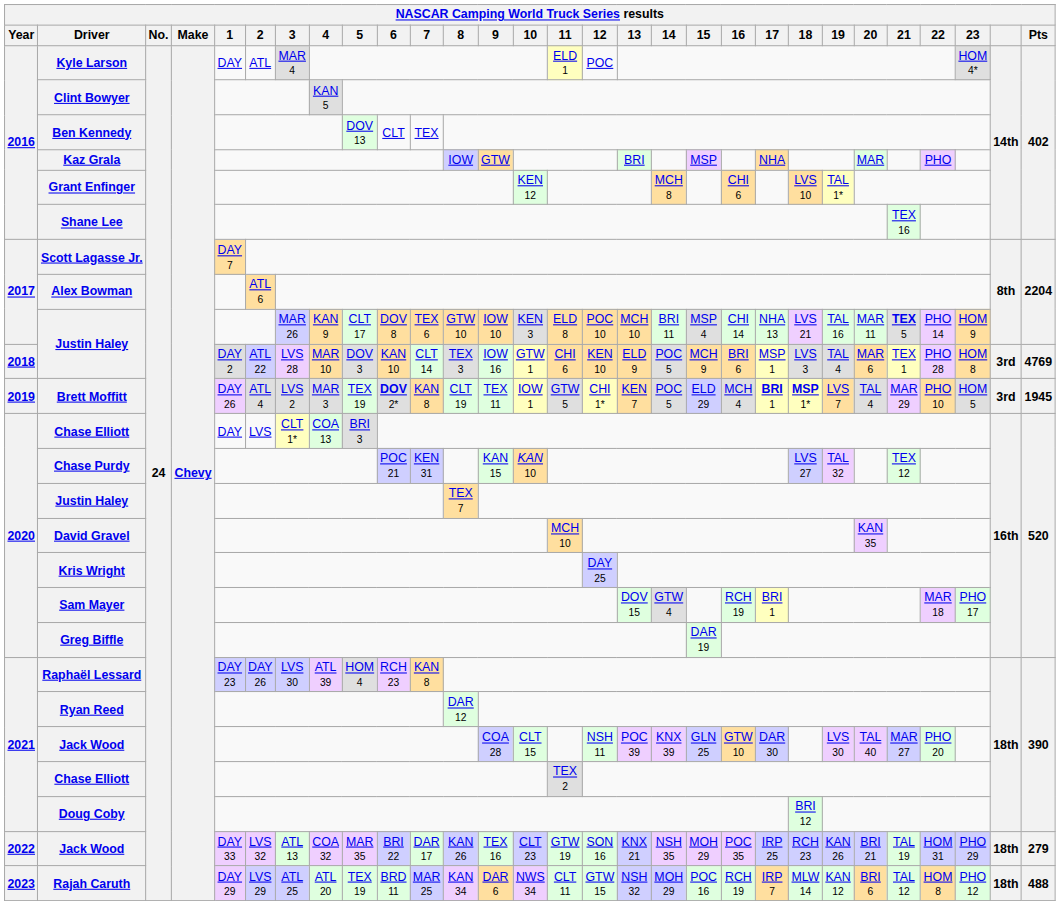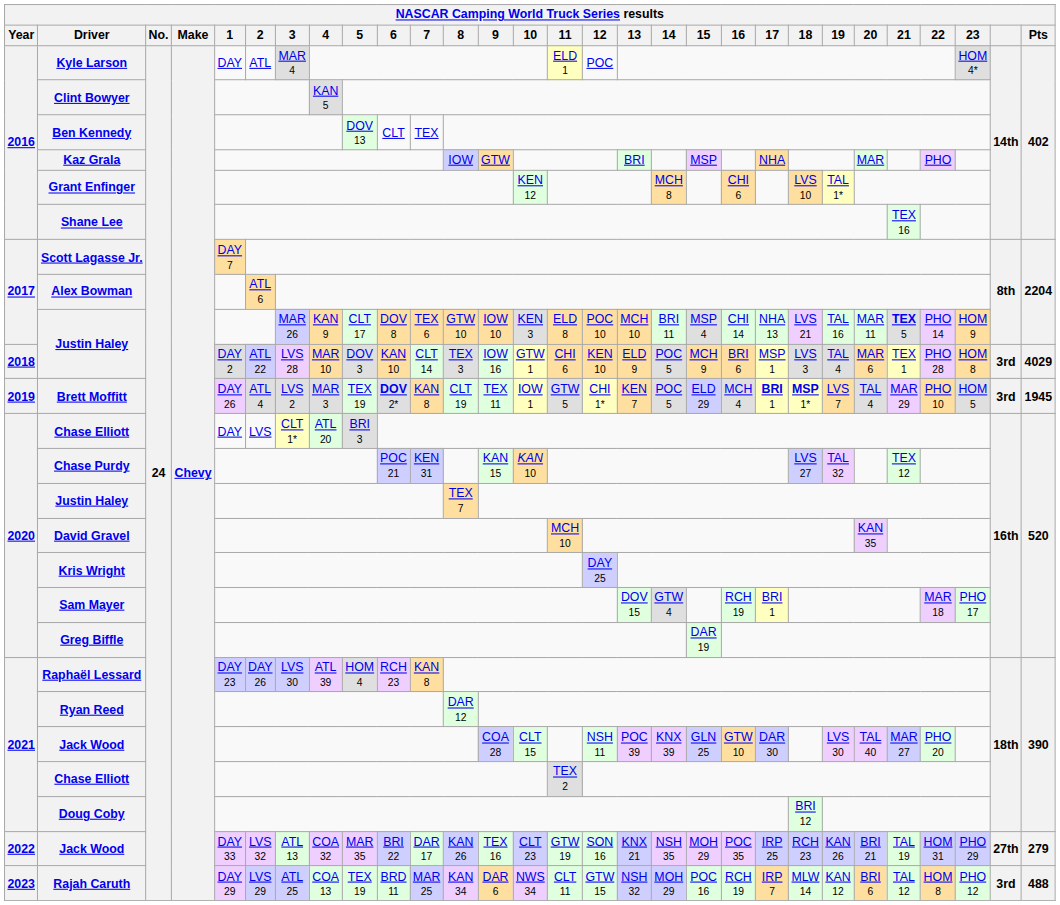(1038, 361) 4769 -> (1038, 361) 4029
(326, 430) COA 13 -> (326, 430) ATL 20
(1006, 849) 18th -> (1006, 849) 27th
(326, 883) ATL 20 -> (326, 883) COA 13
(1006, 883) 18th -> (1006, 883) 3rd
